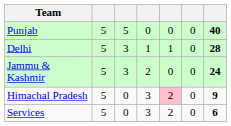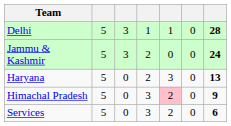- row: (22, 30)
+ row: (26, 78)
